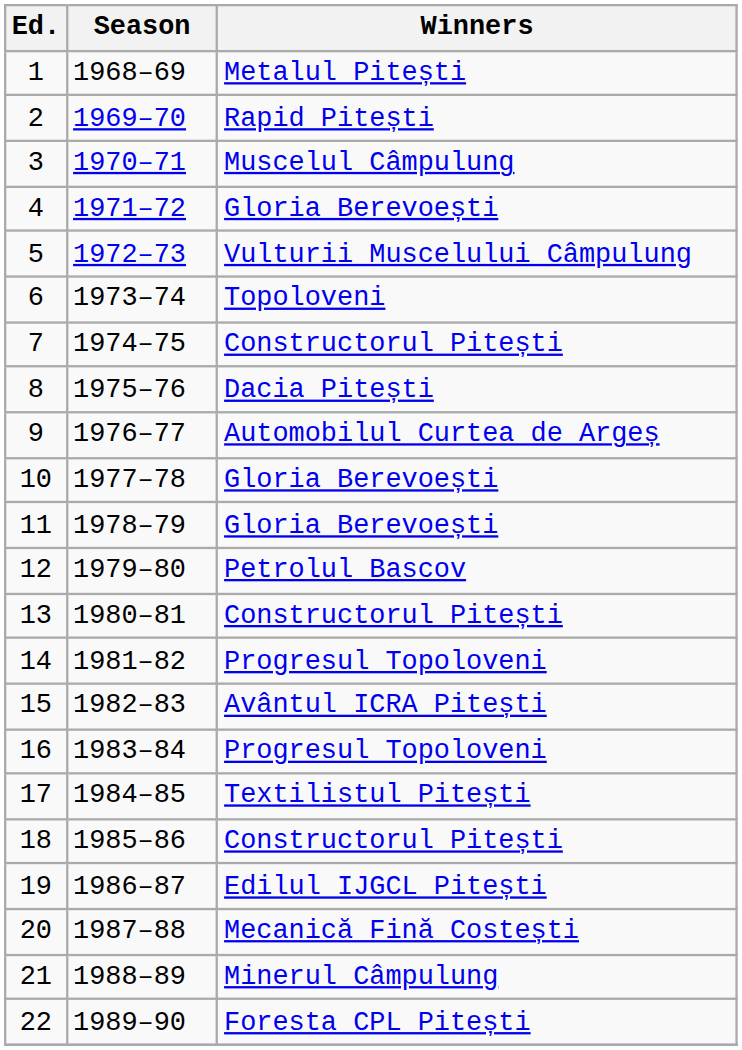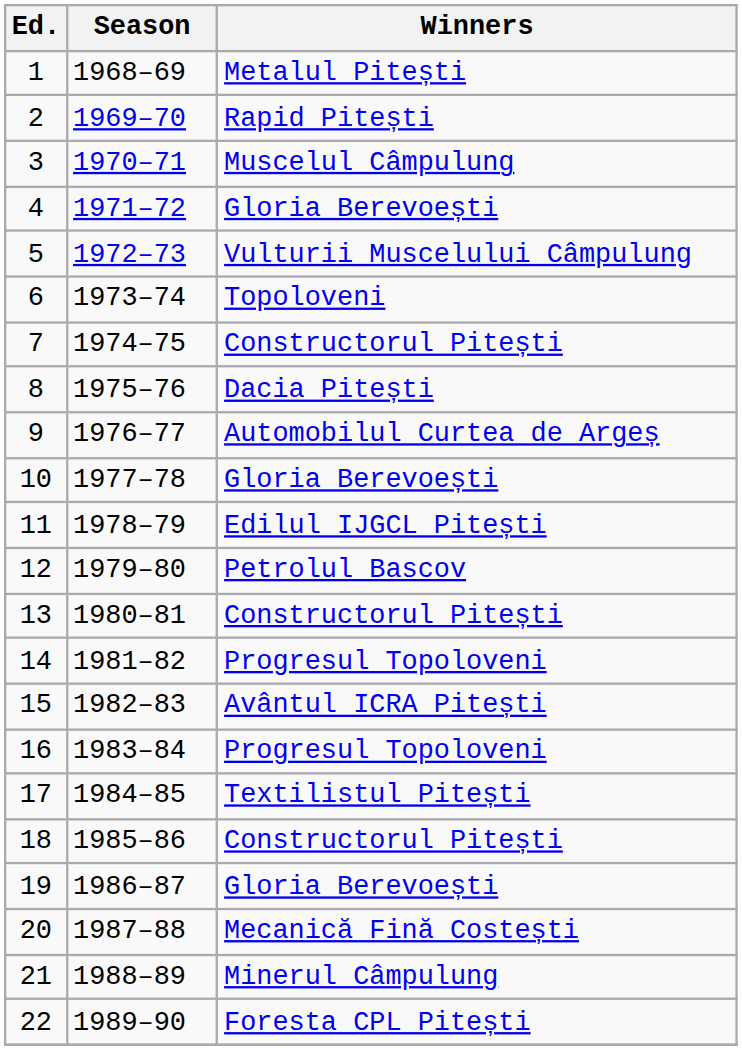(361, 525) Gloria Berevoești -> (385, 525) Edilul IJGCL Pitești
(385, 886) Edilul IJGCL Pitești -> (361, 886) Gloria Berevoești
